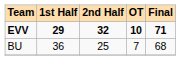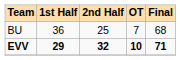rows swapped: (18, 30) <-> (15, 46)
